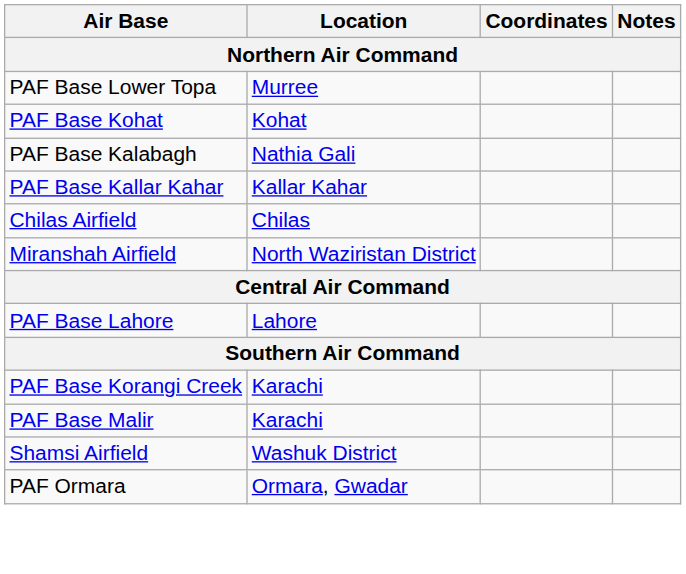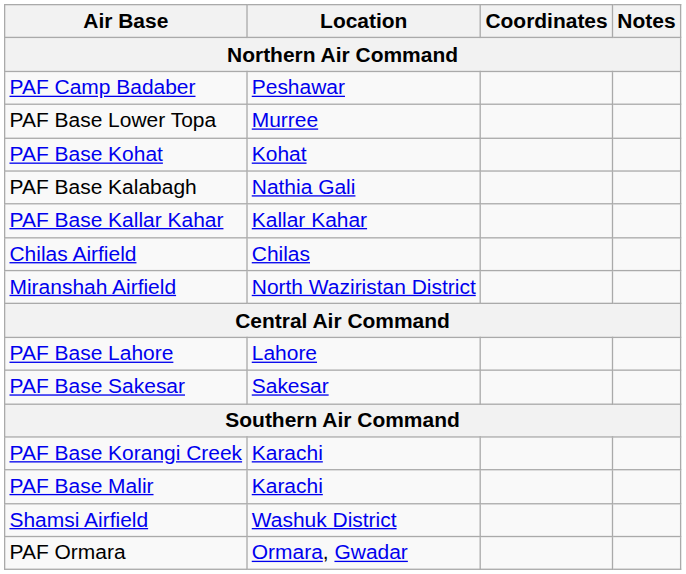+ row: (102, 87)
+ row: (97, 386)
